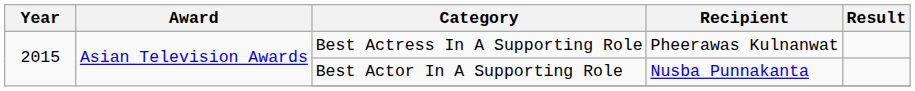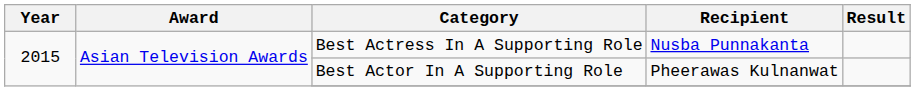(745, 45) Pheerawas Kulnanwat -> (730, 45) Nusba Punnakanta
(730, 72) Nusba Punnakanta -> (745, 72) Pheerawas Kulnanwat
